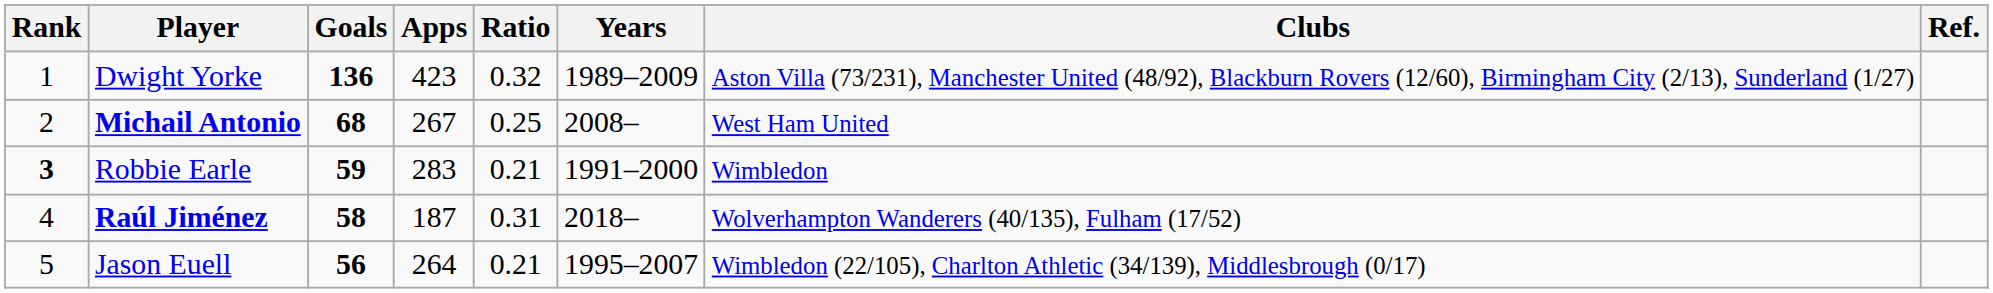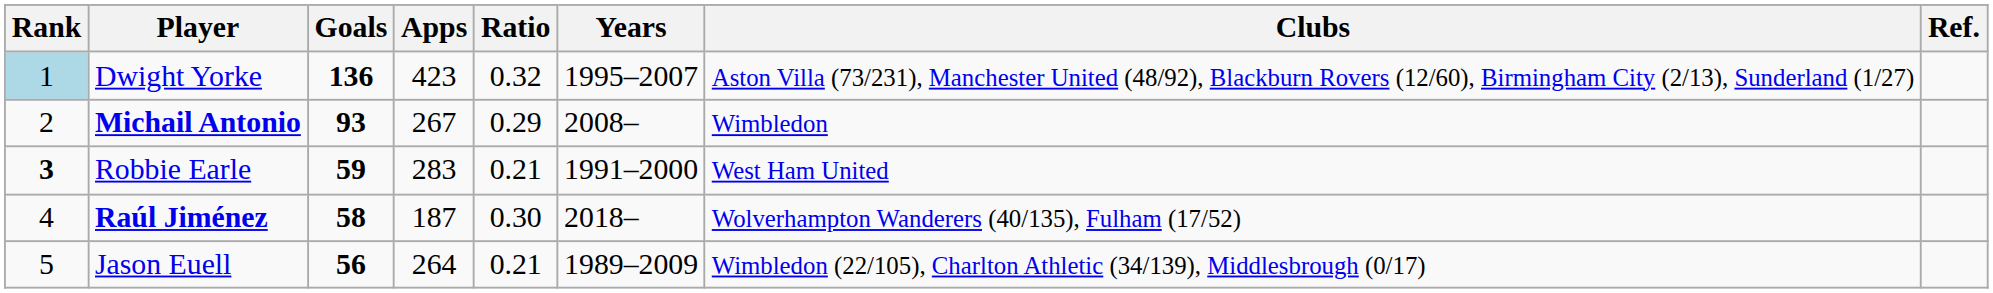(47, 75) no background -> (47, 75) lightblue background
(631, 75) 1989–2009 -> (631, 75) 1995–2007
(351, 122) 68 -> (351, 122) 93
(516, 122) 0.25 -> (516, 122) 0.29
(800, 124) West Ham United -> (770, 124) Wimbledon
(770, 171) Wimbledon -> (800, 171) West Ham United
(516, 216) 0.31 -> (516, 216) 0.30
(631, 264) 1995–2007 -> (631, 264) 1989–2009
